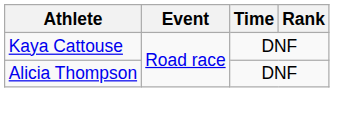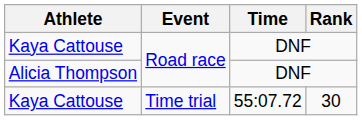+ row: (66, 101)
